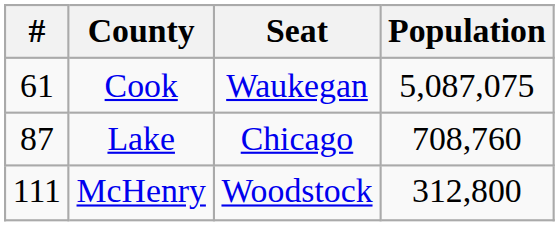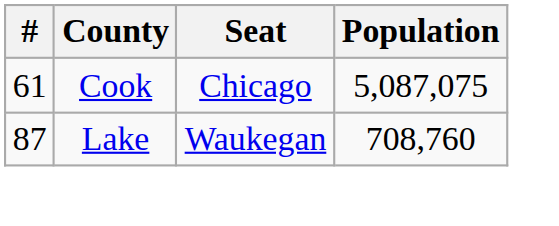(297, 84) Waukegan -> (255, 84) Chicago
(297, 138) Chicago -> (255, 138) Waukegan
- row: (141, 191)
